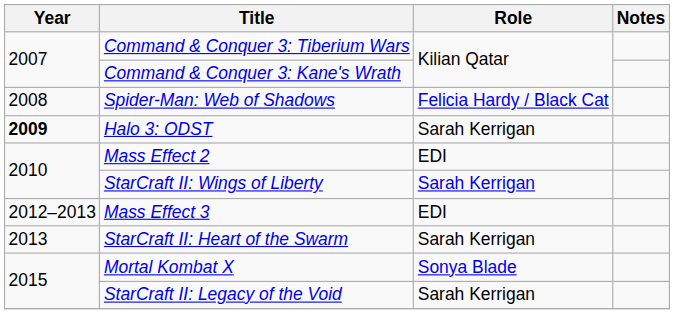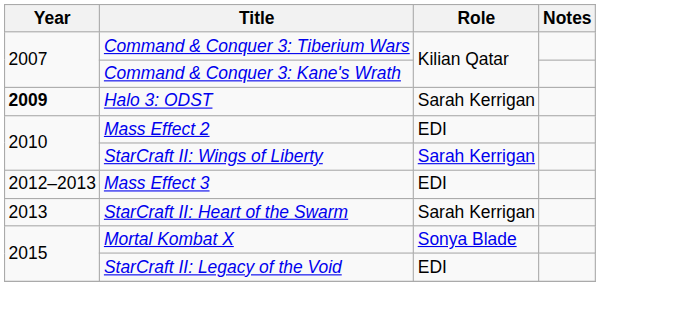- row: (219, 101)
(476, 294) Sarah Kerrigan -> (432, 267) EDI
